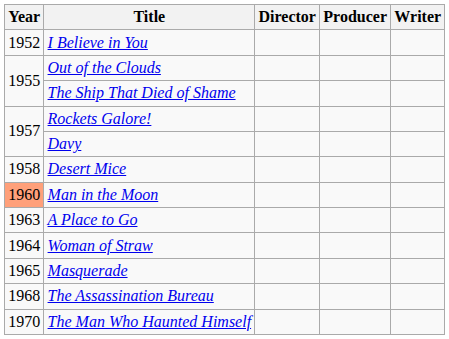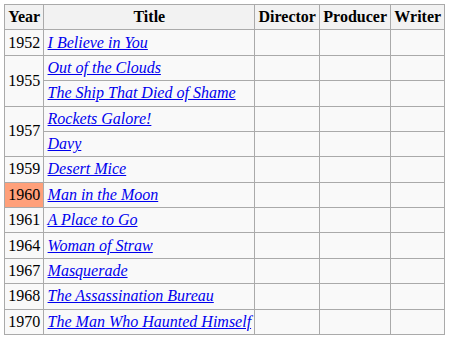(24, 169) 1958 -> (24, 169) 1959
(24, 220) 1963 -> (24, 220) 1961
(24, 270) 1965 -> (24, 270) 1967
